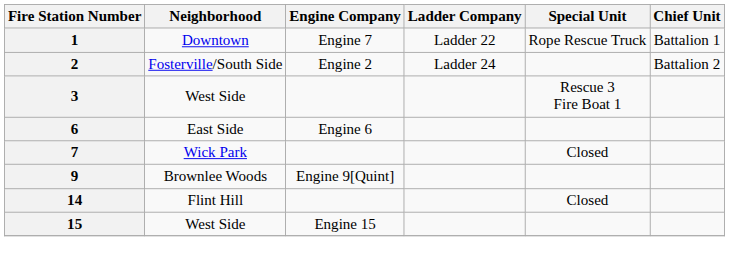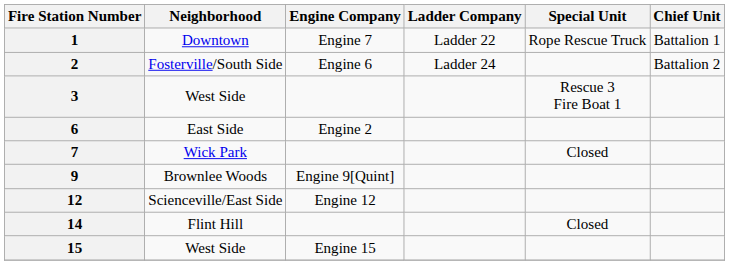(345, 64) Engine 2 -> (345, 64) Engine 6
(345, 128) Engine 6 -> (345, 128) Engine 2
+ row: (75, 200)
